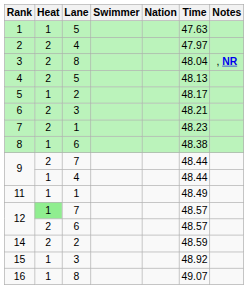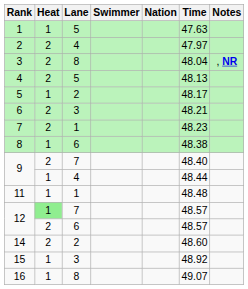(195, 161) 48.44 -> (195, 161) 48.40
(195, 194) 48.49 -> (195, 194) 48.48
(195, 243) 48.59 -> (195, 243) 48.60
